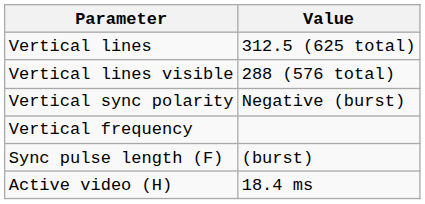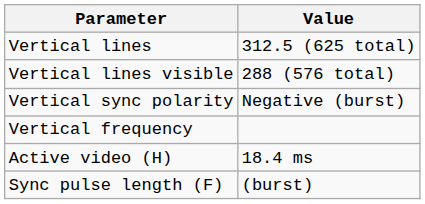rows swapped: (116, 157) <-> (90, 185)
